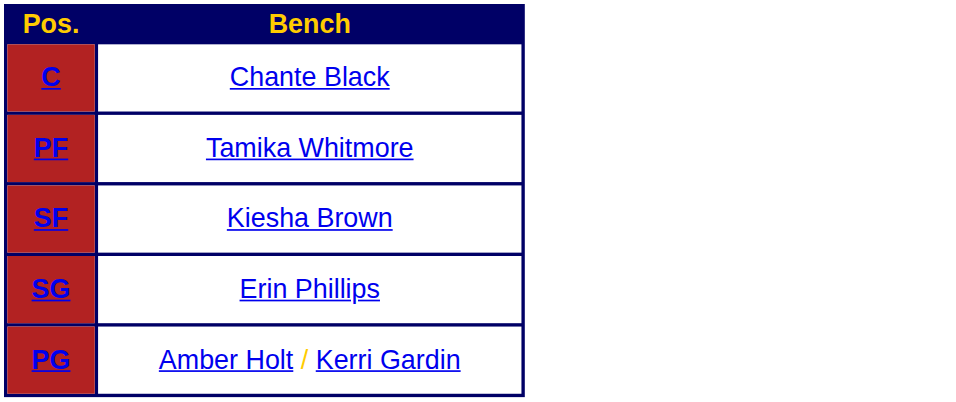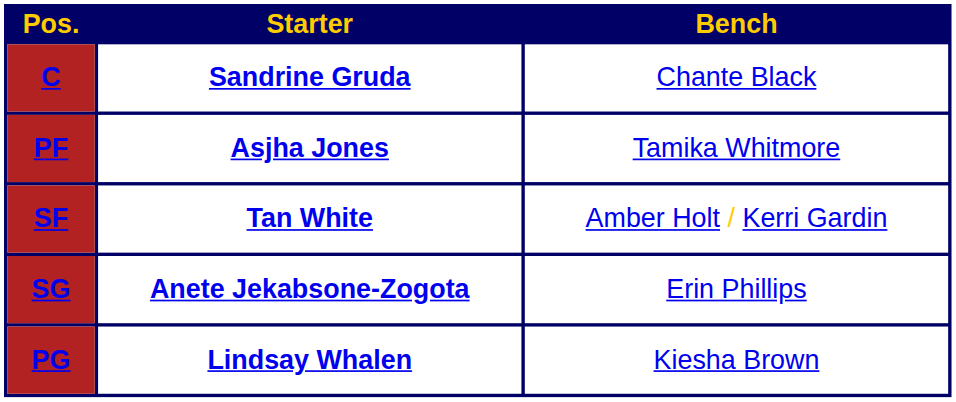+ column: (310, 23)
(310, 218) Kiesha Brown -> (736, 218) Amber Holt / Kerri Gardin
(310, 359) Amber Holt / Kerri Gardin -> (736, 359) Kiesha Brown
